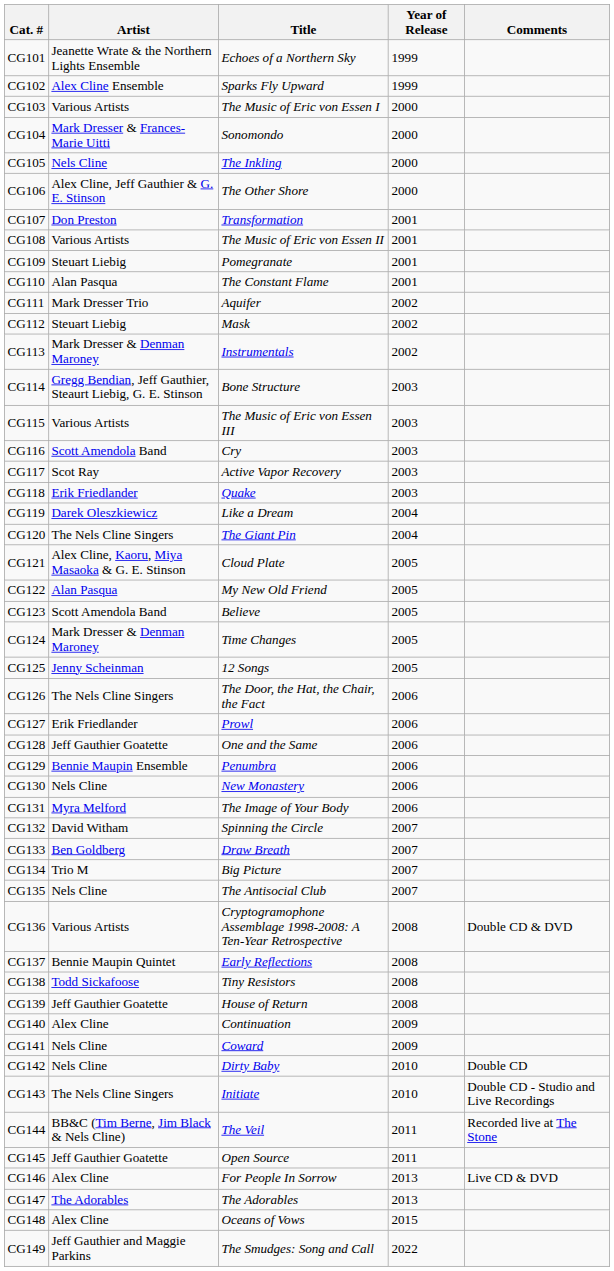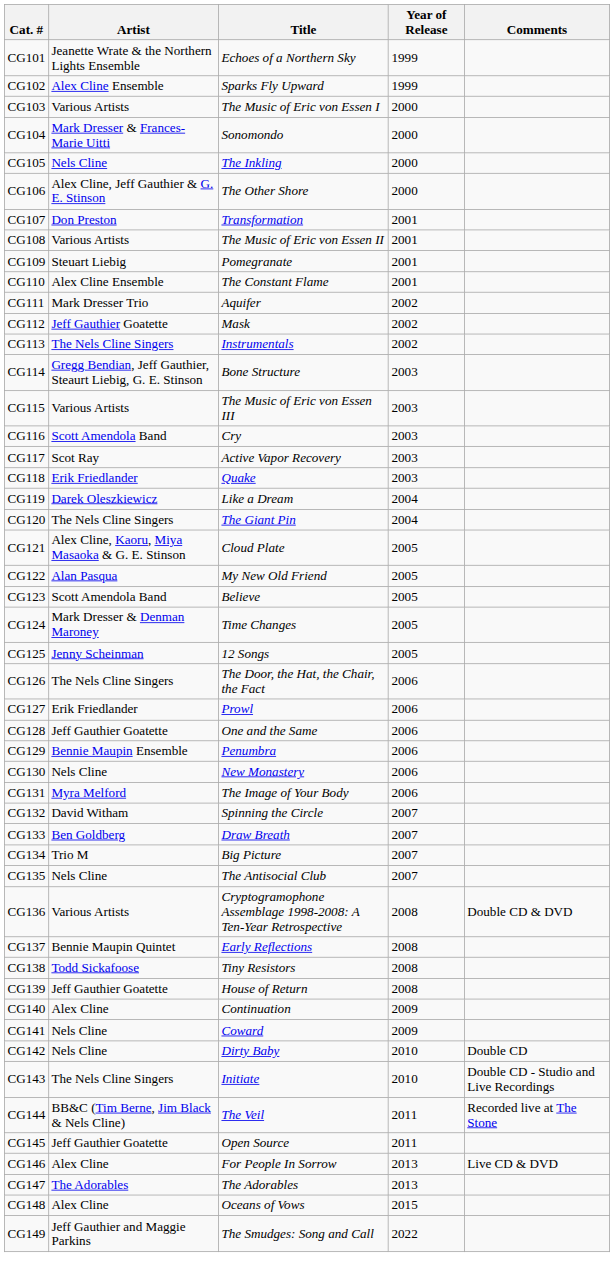(84, 282) Alan Pasqua -> (108, 282) Alex Cline Ensemble
(89, 323) Steuart Liebig -> (110, 323) Jeff Gauthier Goatette
(118, 351) Mark Dresser & Denman Maroney -> (112, 344) The Nels Cline Singers
